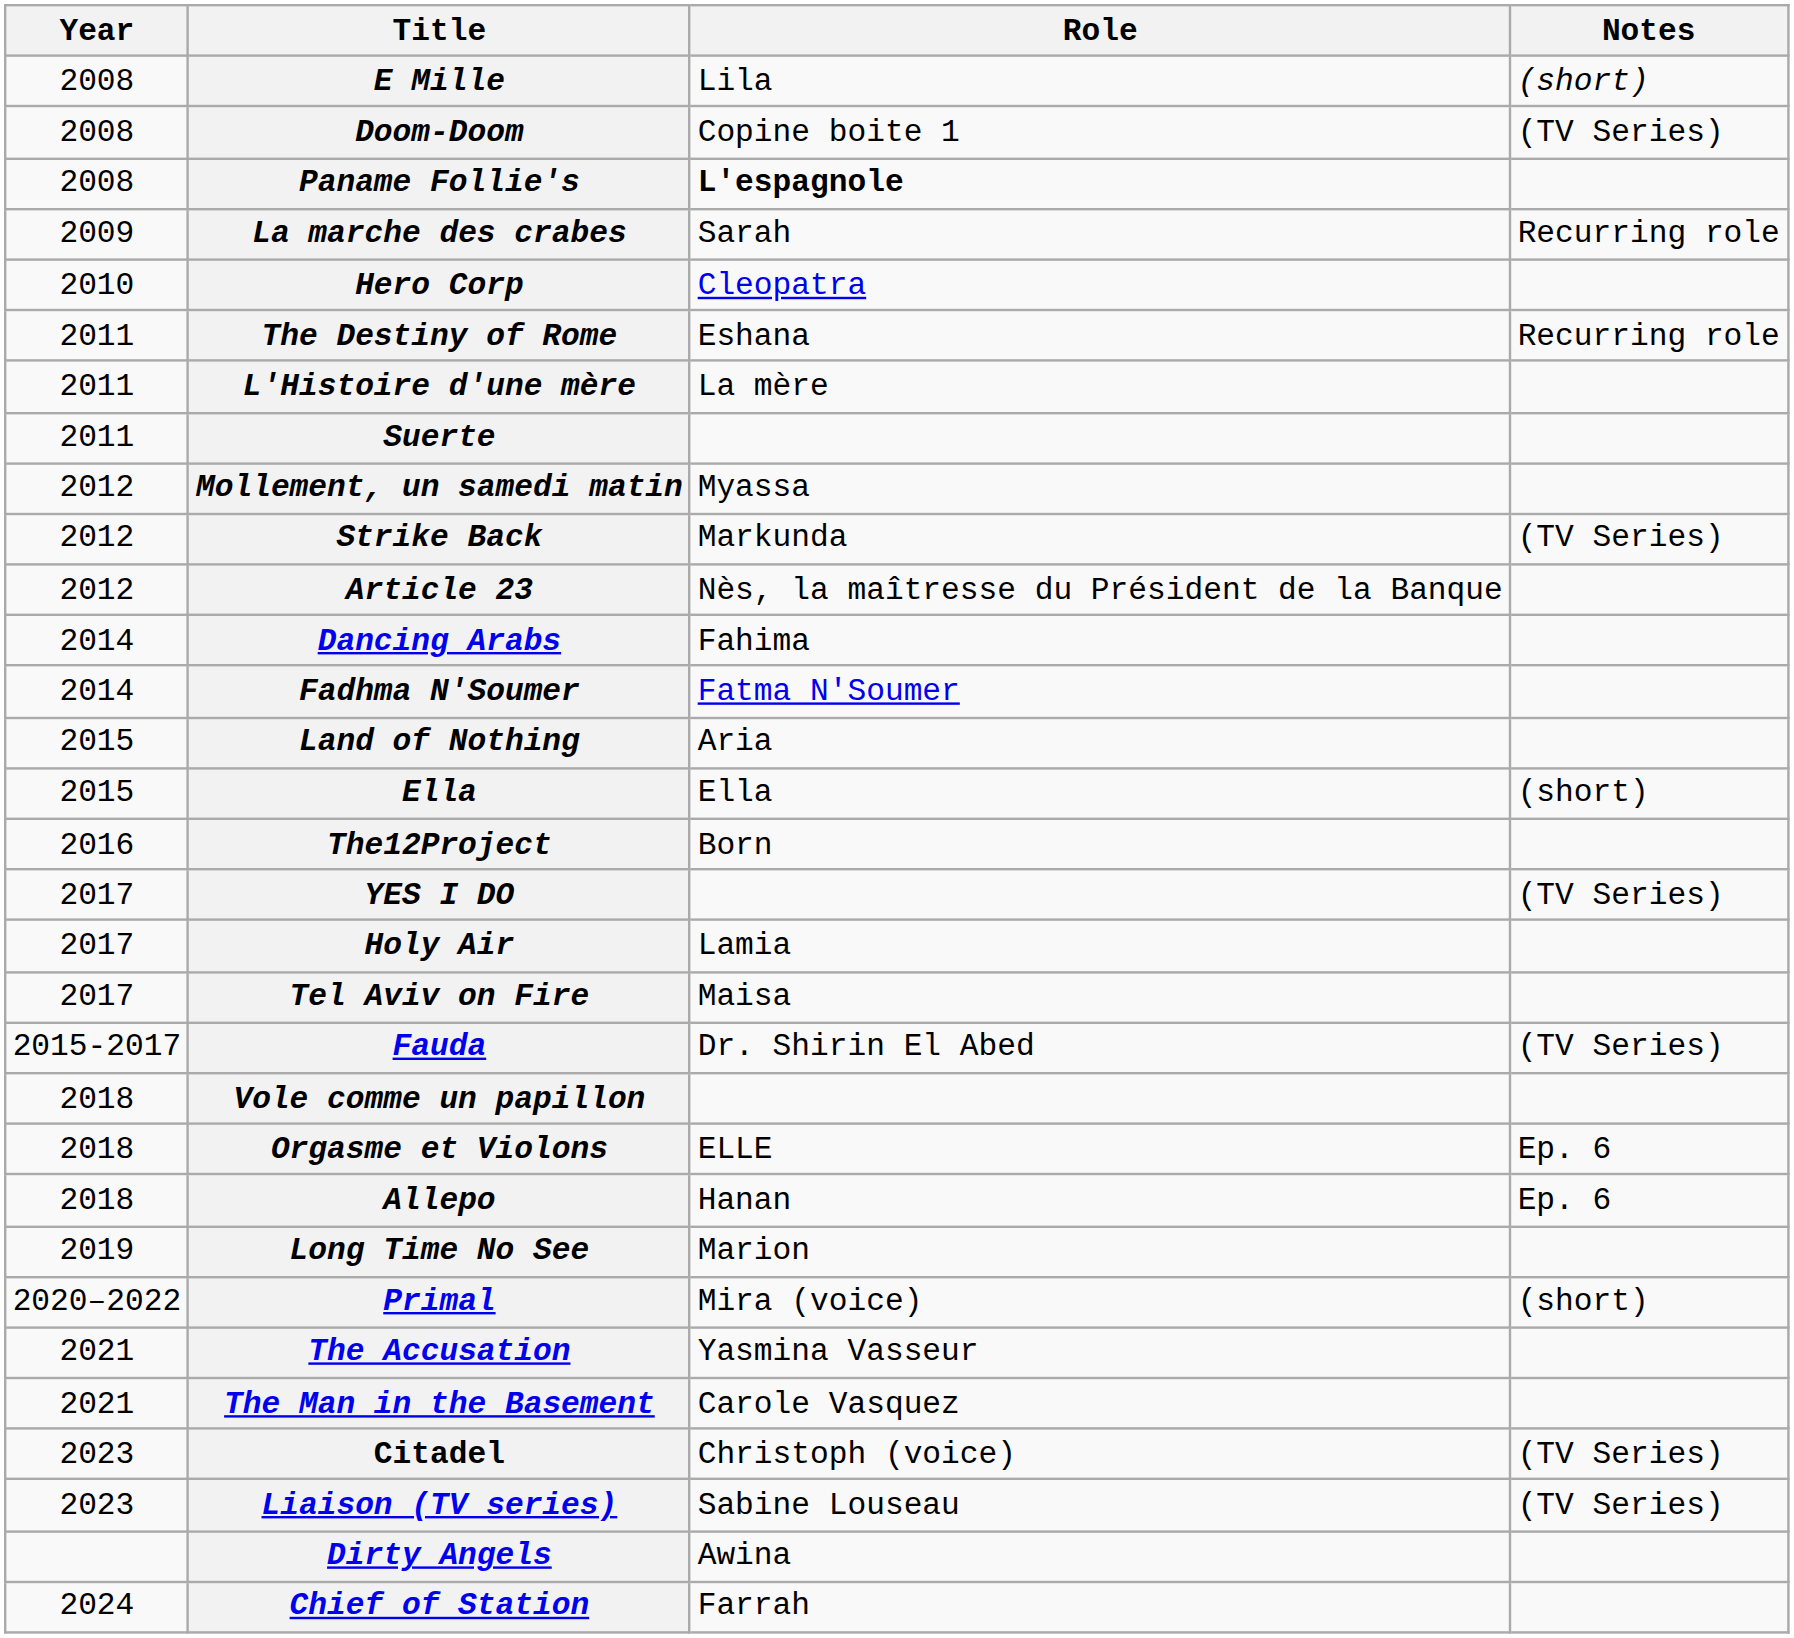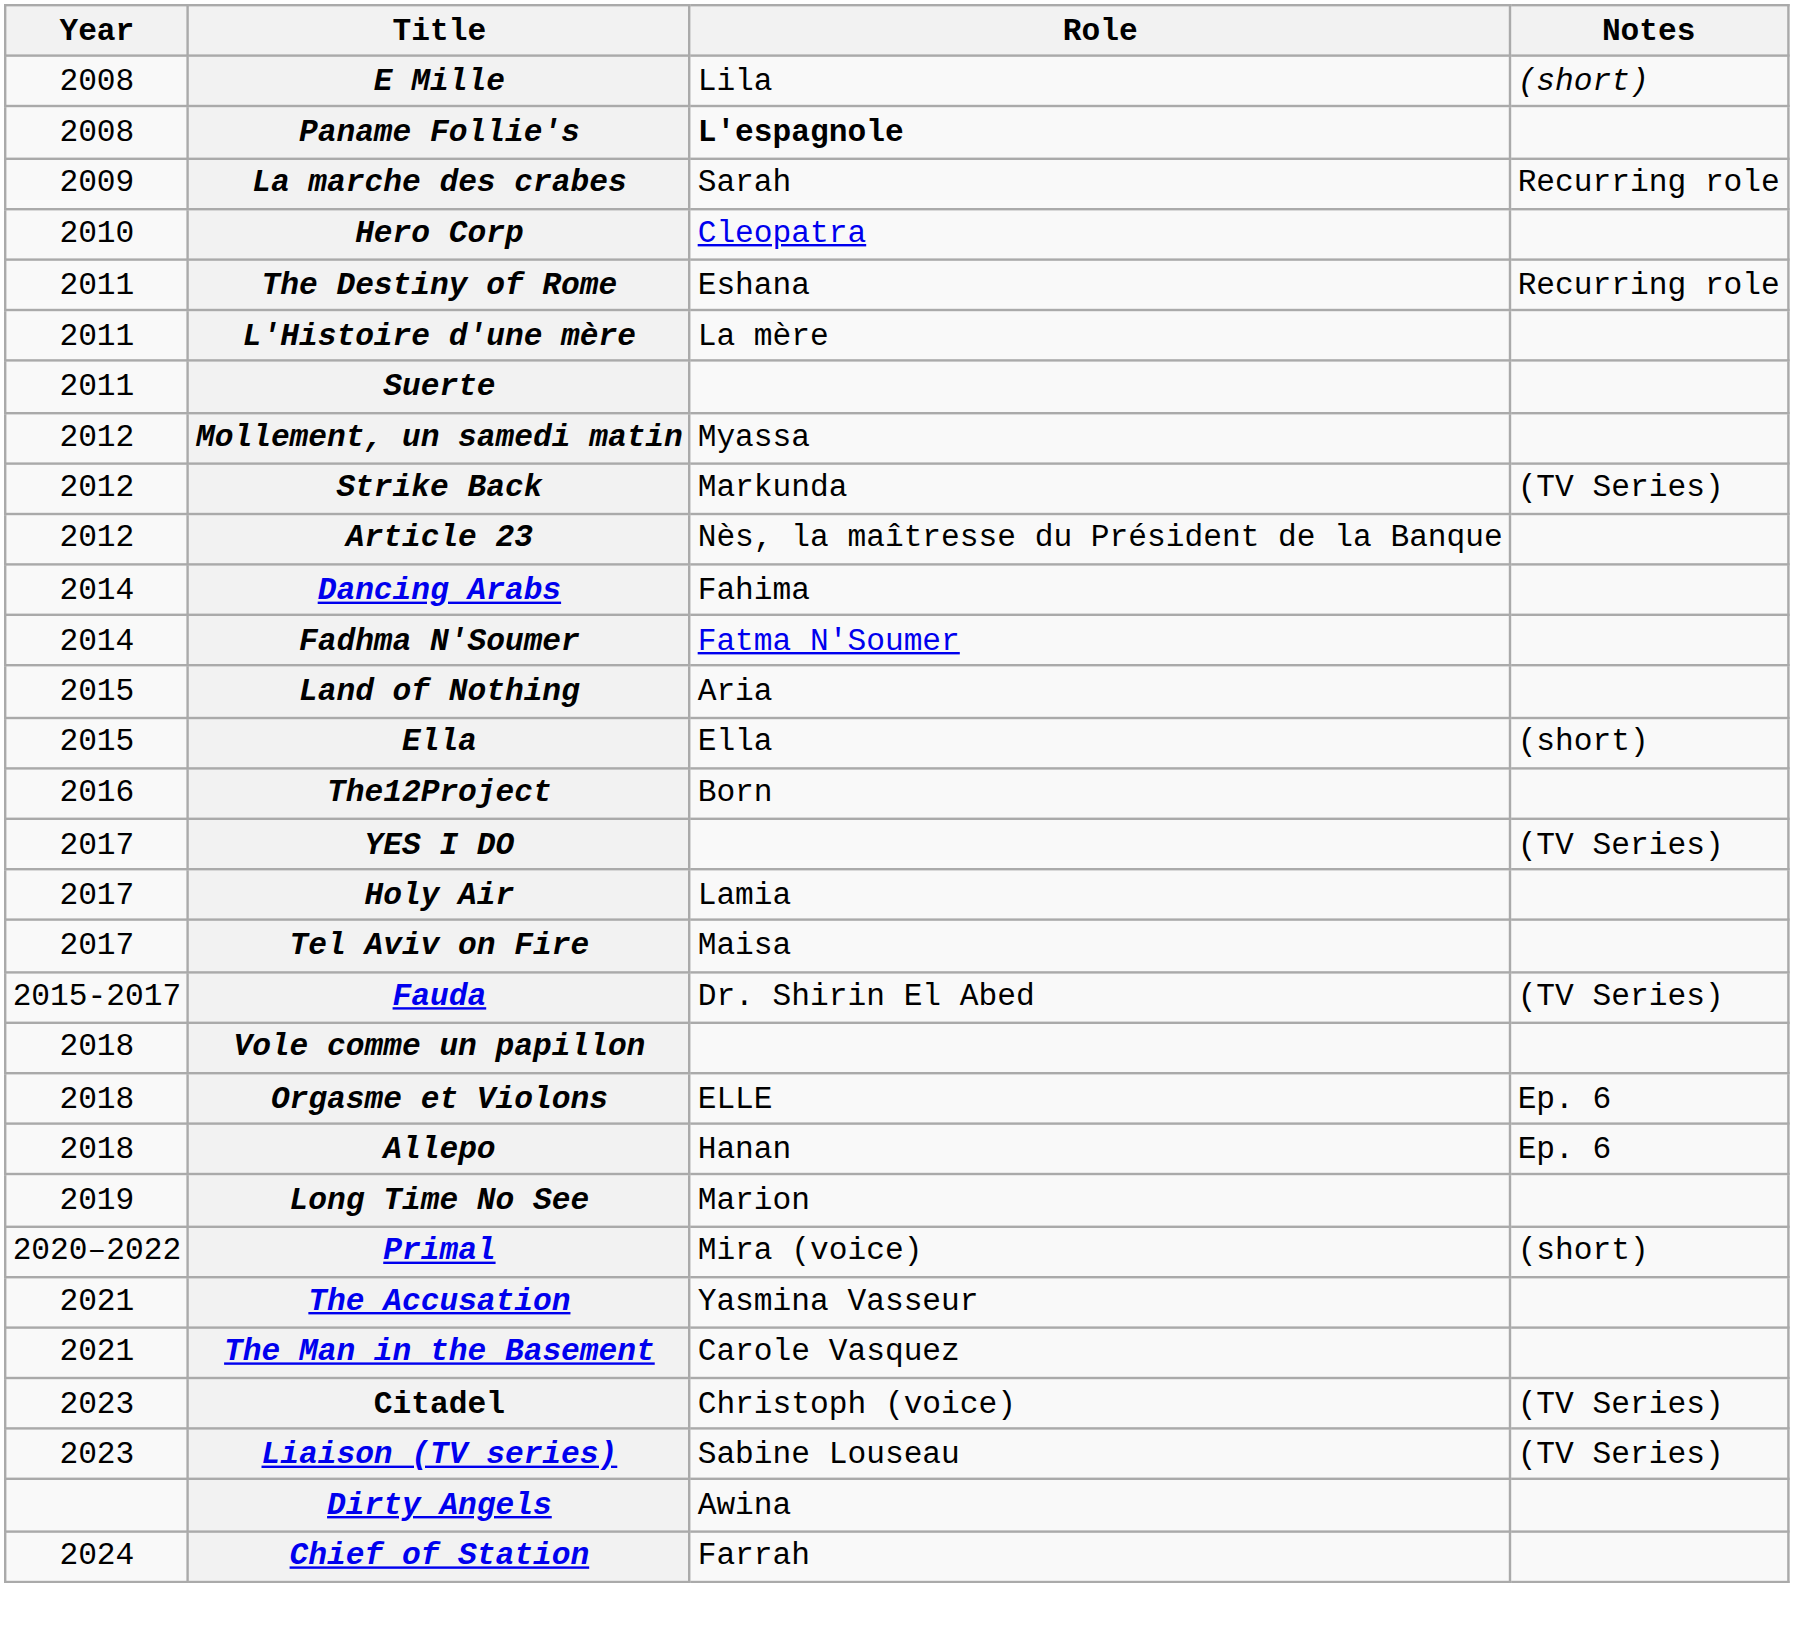- row: (439, 132)
